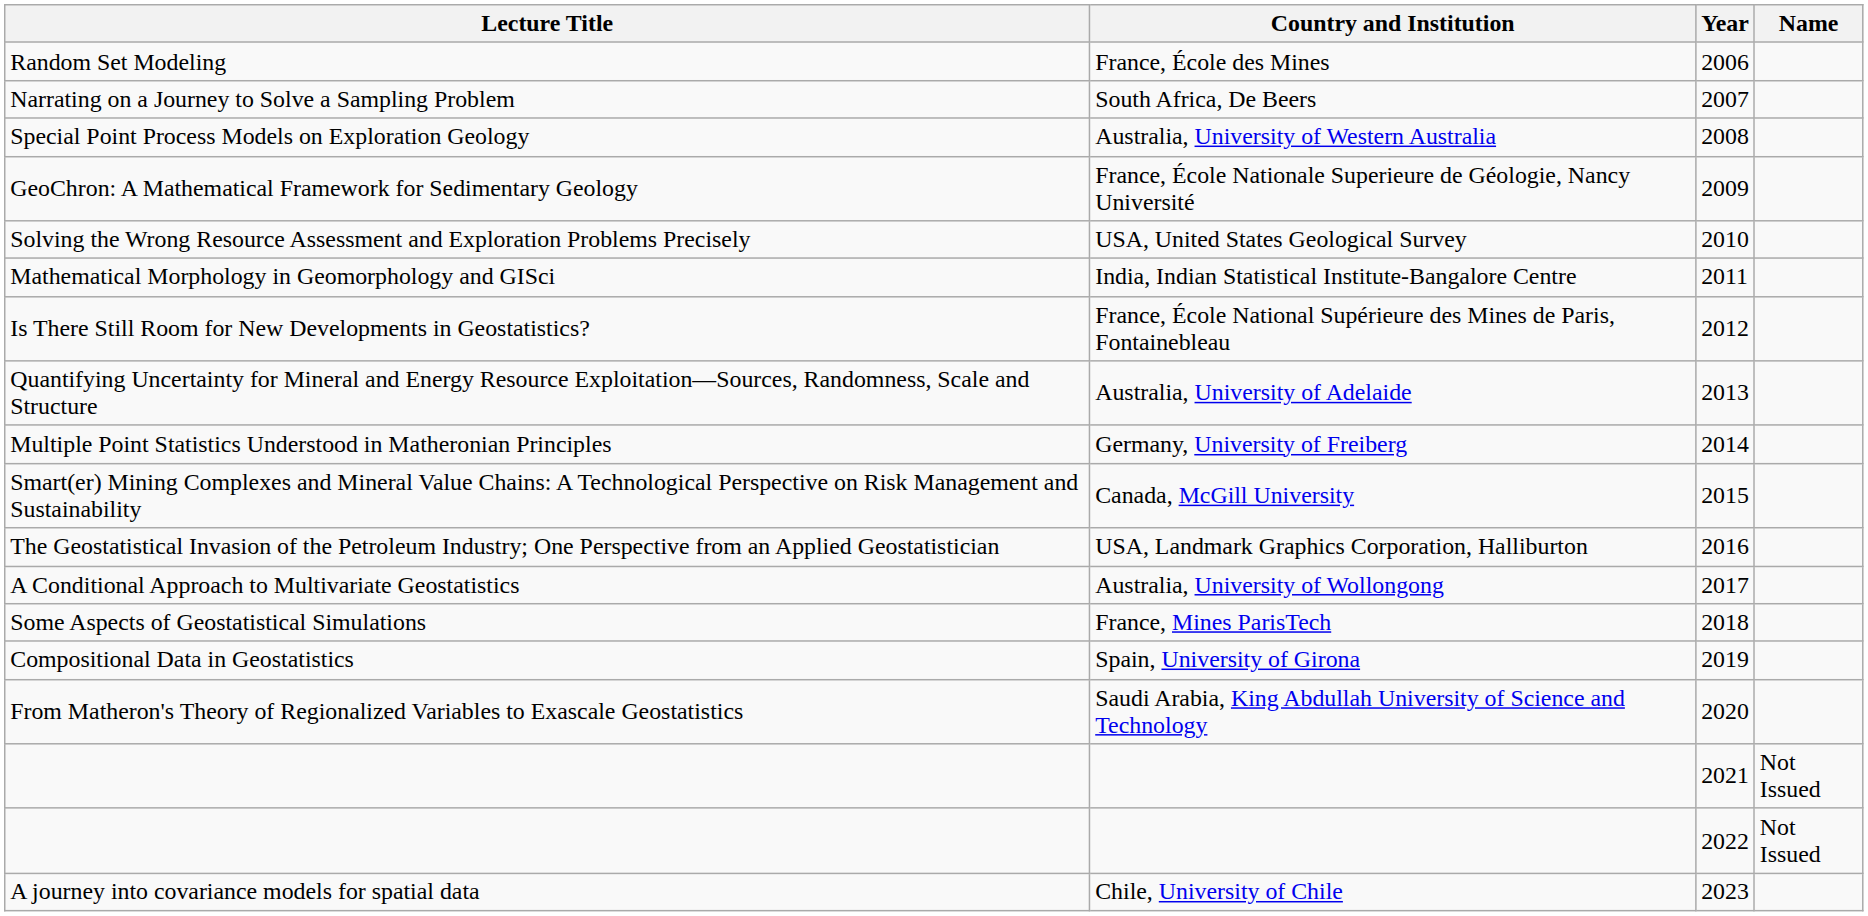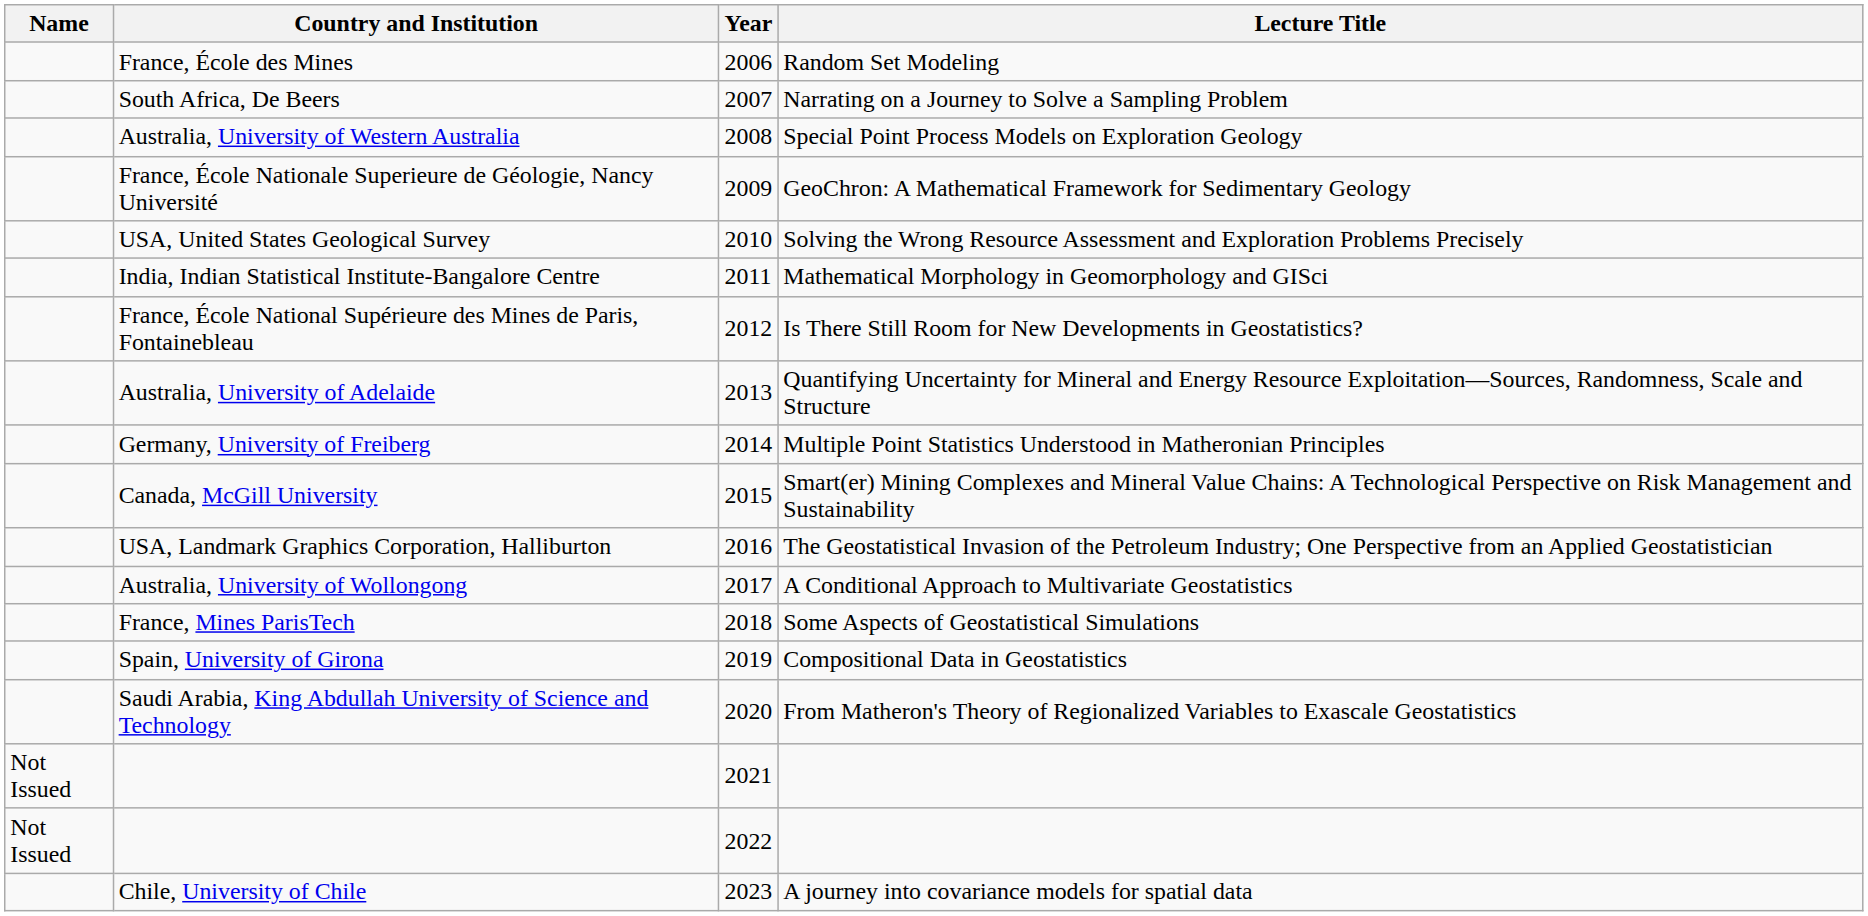columns swapped: (1809, 23) <-> (547, 23)
